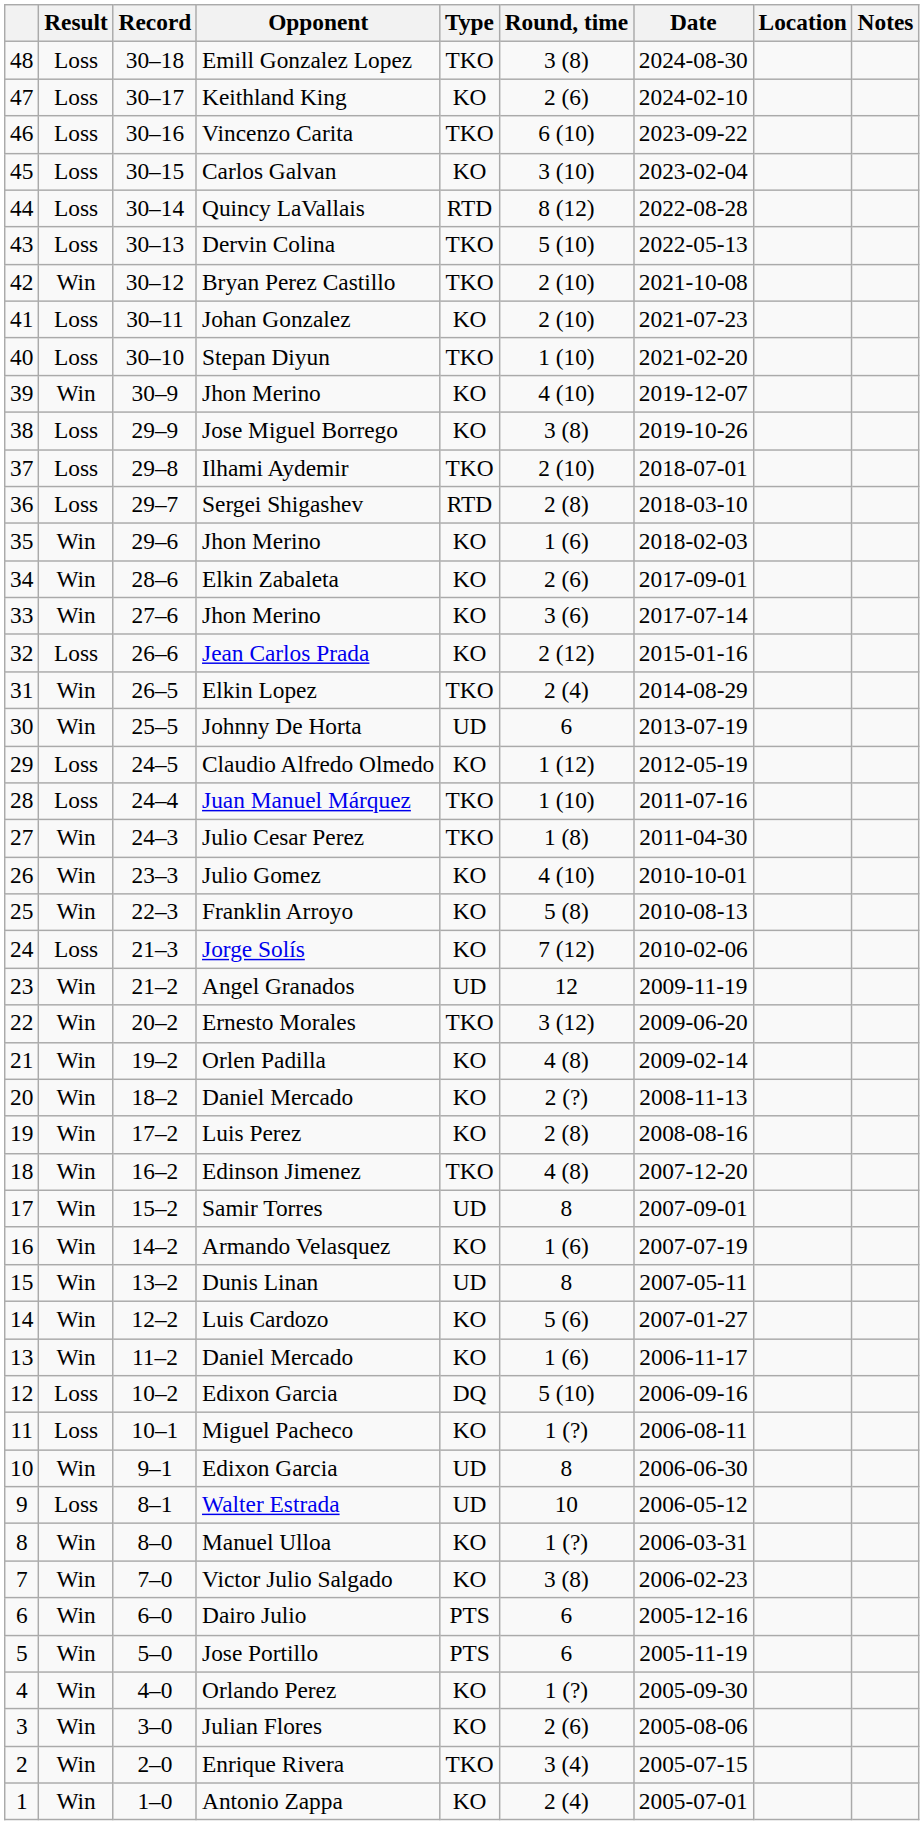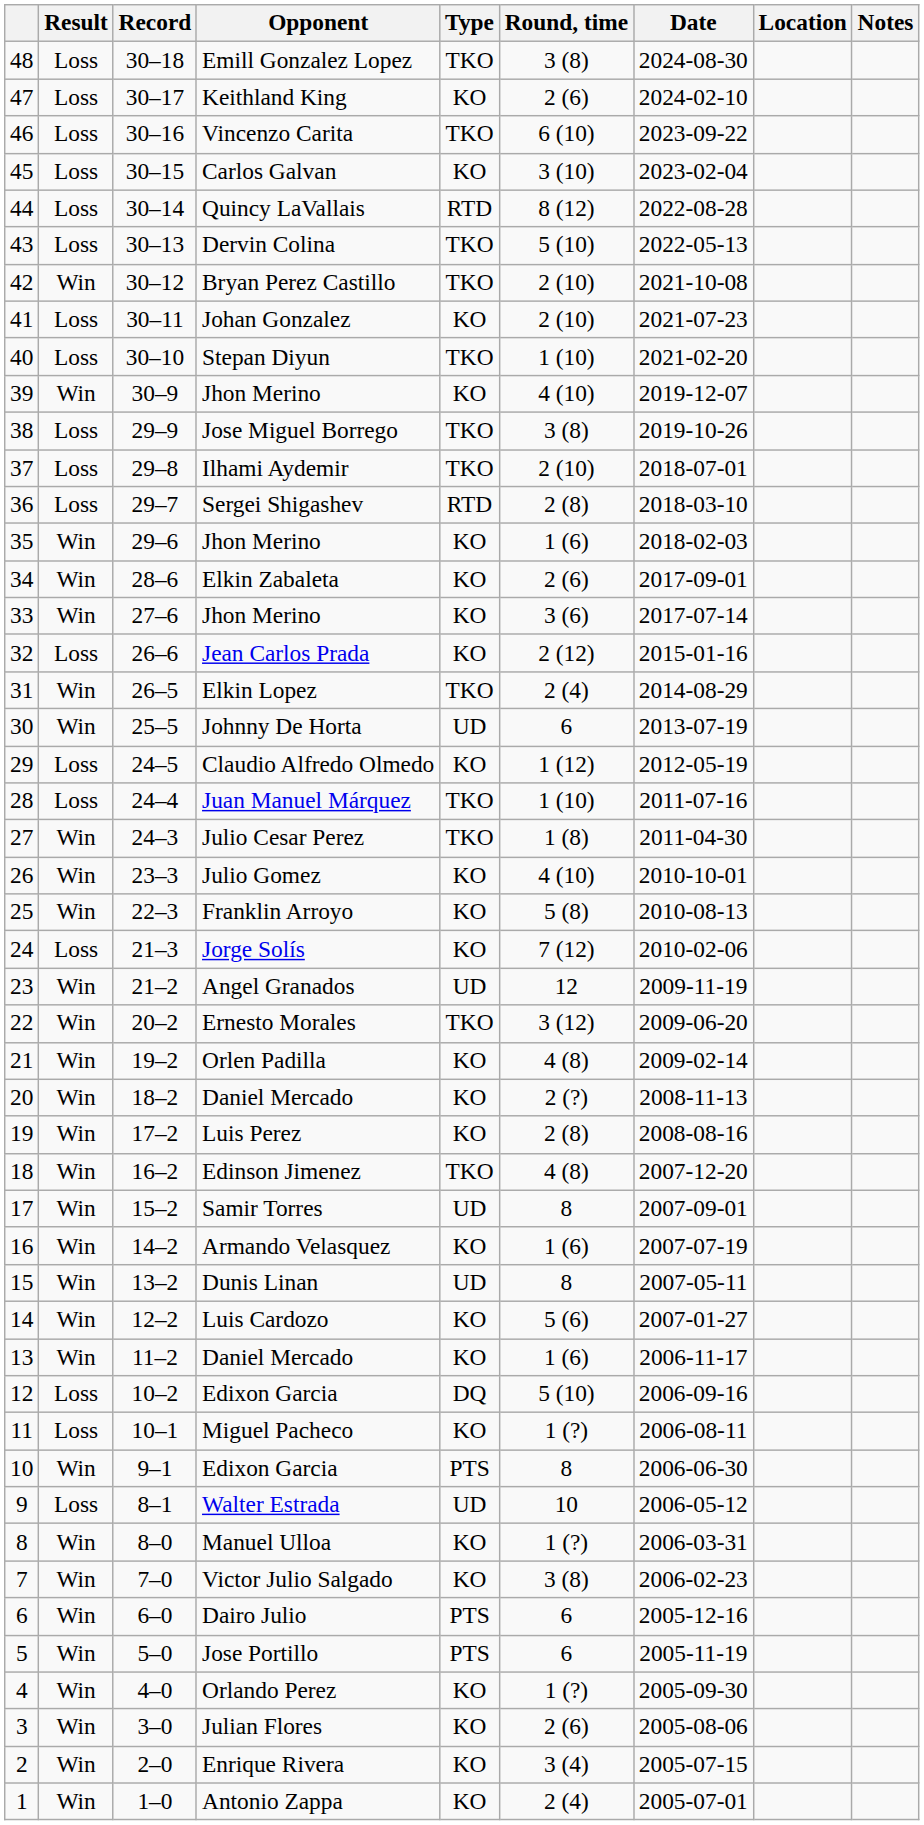(470, 430) KO -> (470, 430) TKO
(470, 1467) UD -> (470, 1467) PTS
(470, 1764) TKO -> (470, 1764) KO
